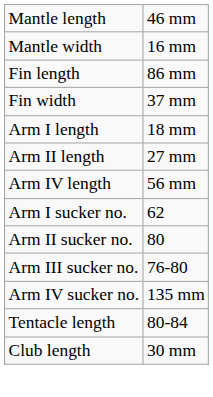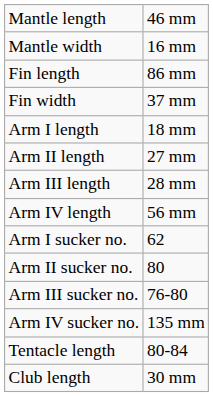+ row: (59, 184)
